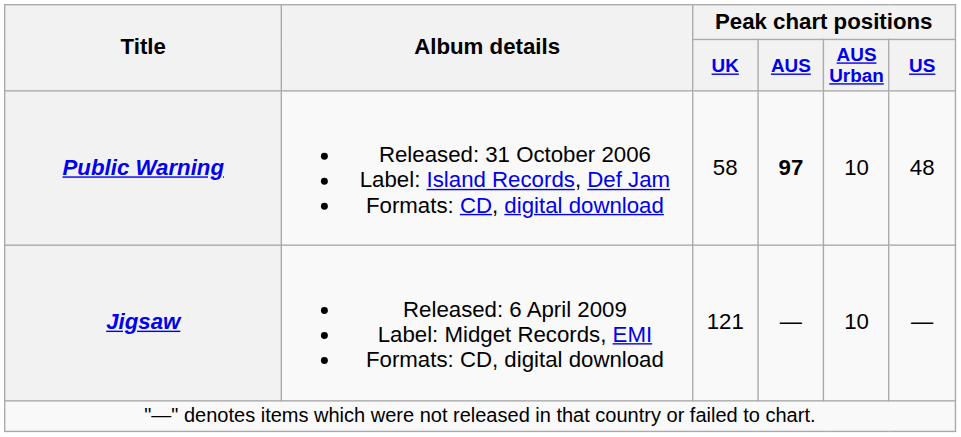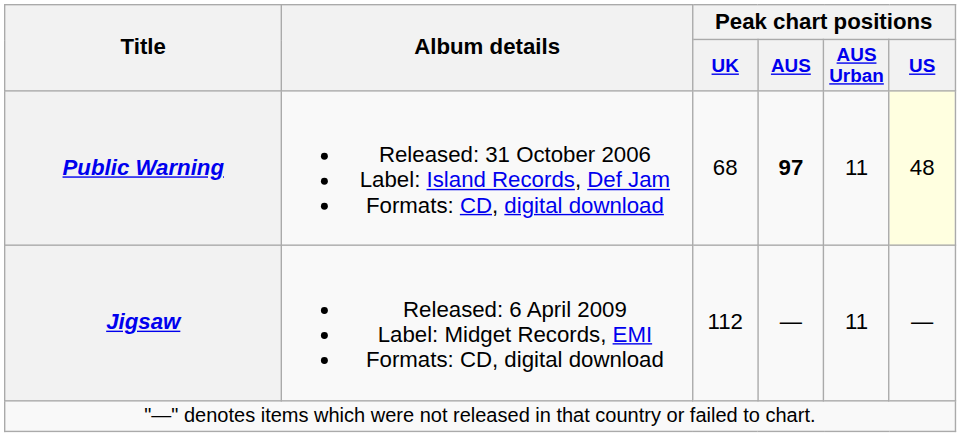(725, 167) 58 -> (725, 167) 68
(857, 167) 10 -> (857, 167) 11
(922, 167) no background -> (922, 167) lightyellow background
(725, 322) 121 -> (725, 322) 112
(857, 322) 10 -> (857, 322) 11
